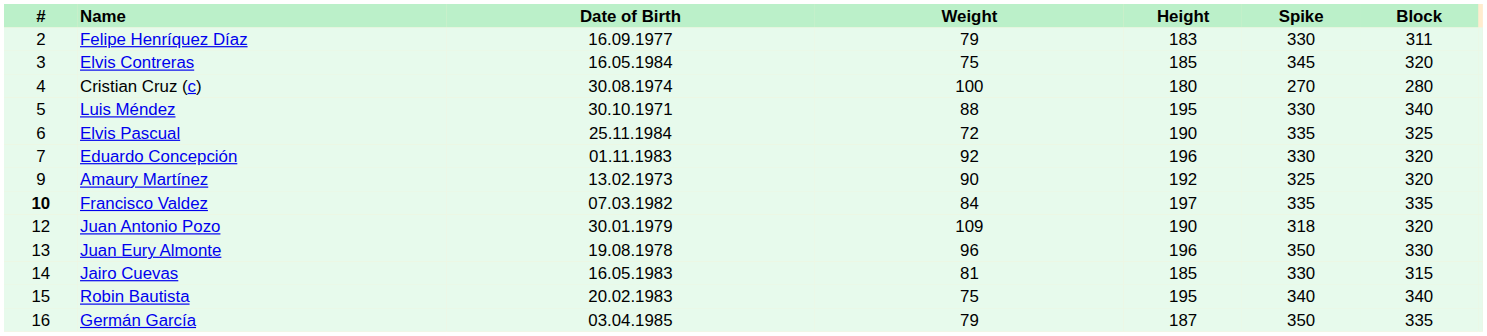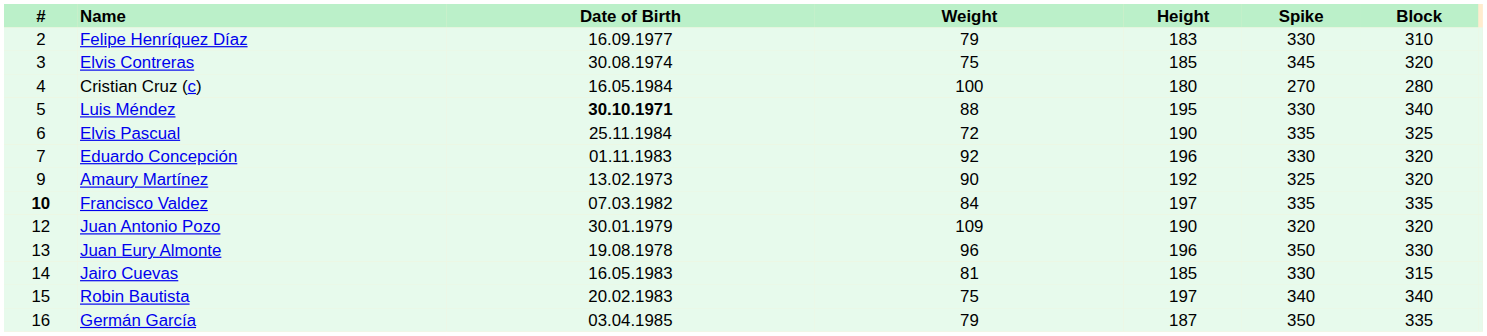(1419, 39) 311 -> (1419, 39) 310
(630, 62) 16.05.1984 -> (630, 62) 30.08.1974
(630, 86) 30.08.1974 -> (630, 86) 16.05.1984
(630, 109) normal -> (630, 109) bold
(1301, 226) 318 -> (1301, 226) 320
(1183, 296) 195 -> (1183, 296) 197
